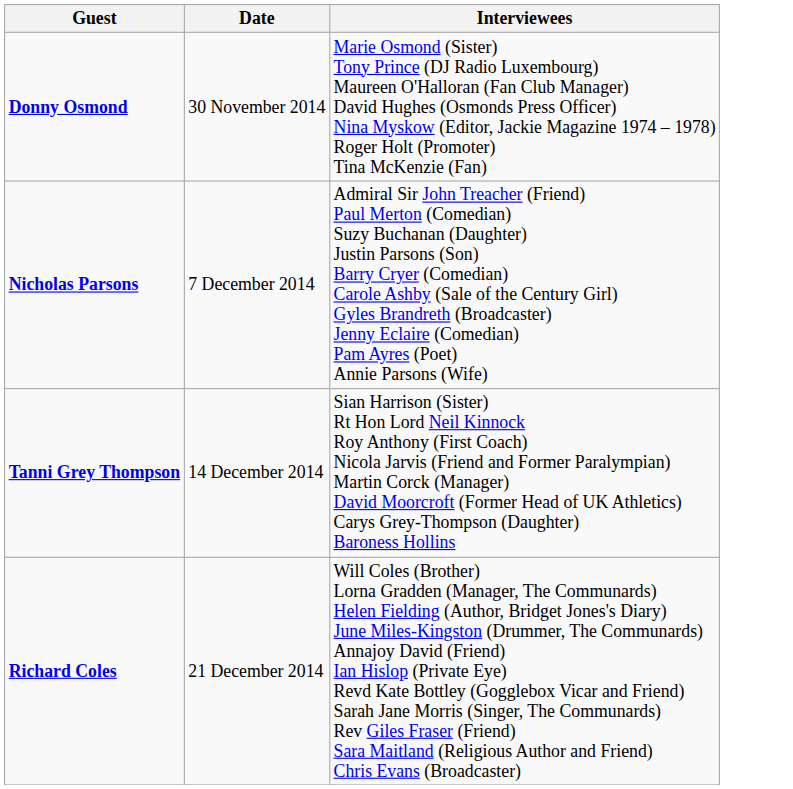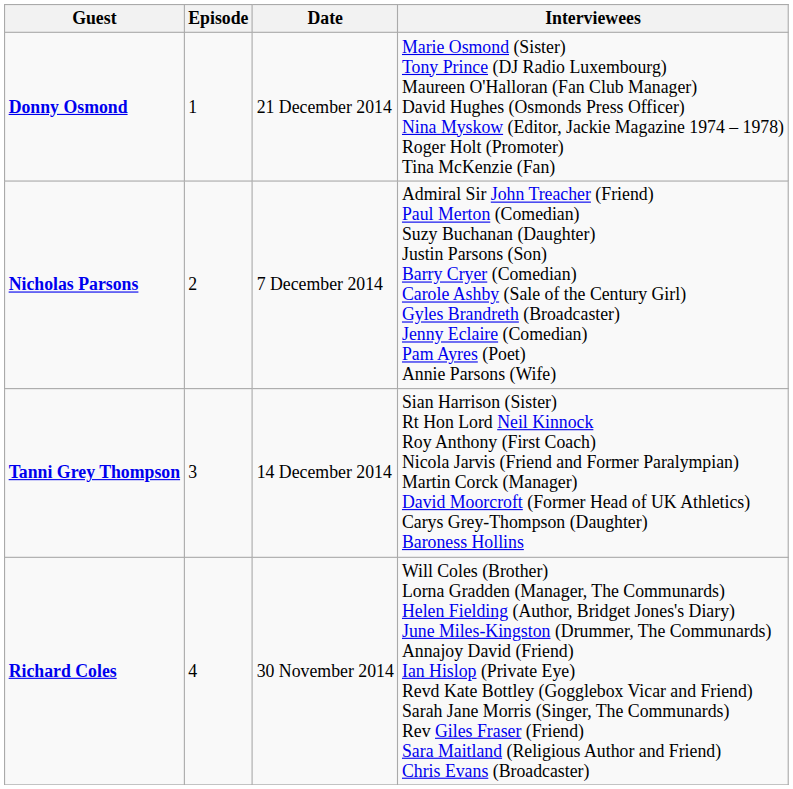+ column: (218, 18)
(257, 106) 30 November 2014 -> (324, 106) 21 December 2014
(256, 670) 21 December 2014 -> (325, 670) 30 November 2014
